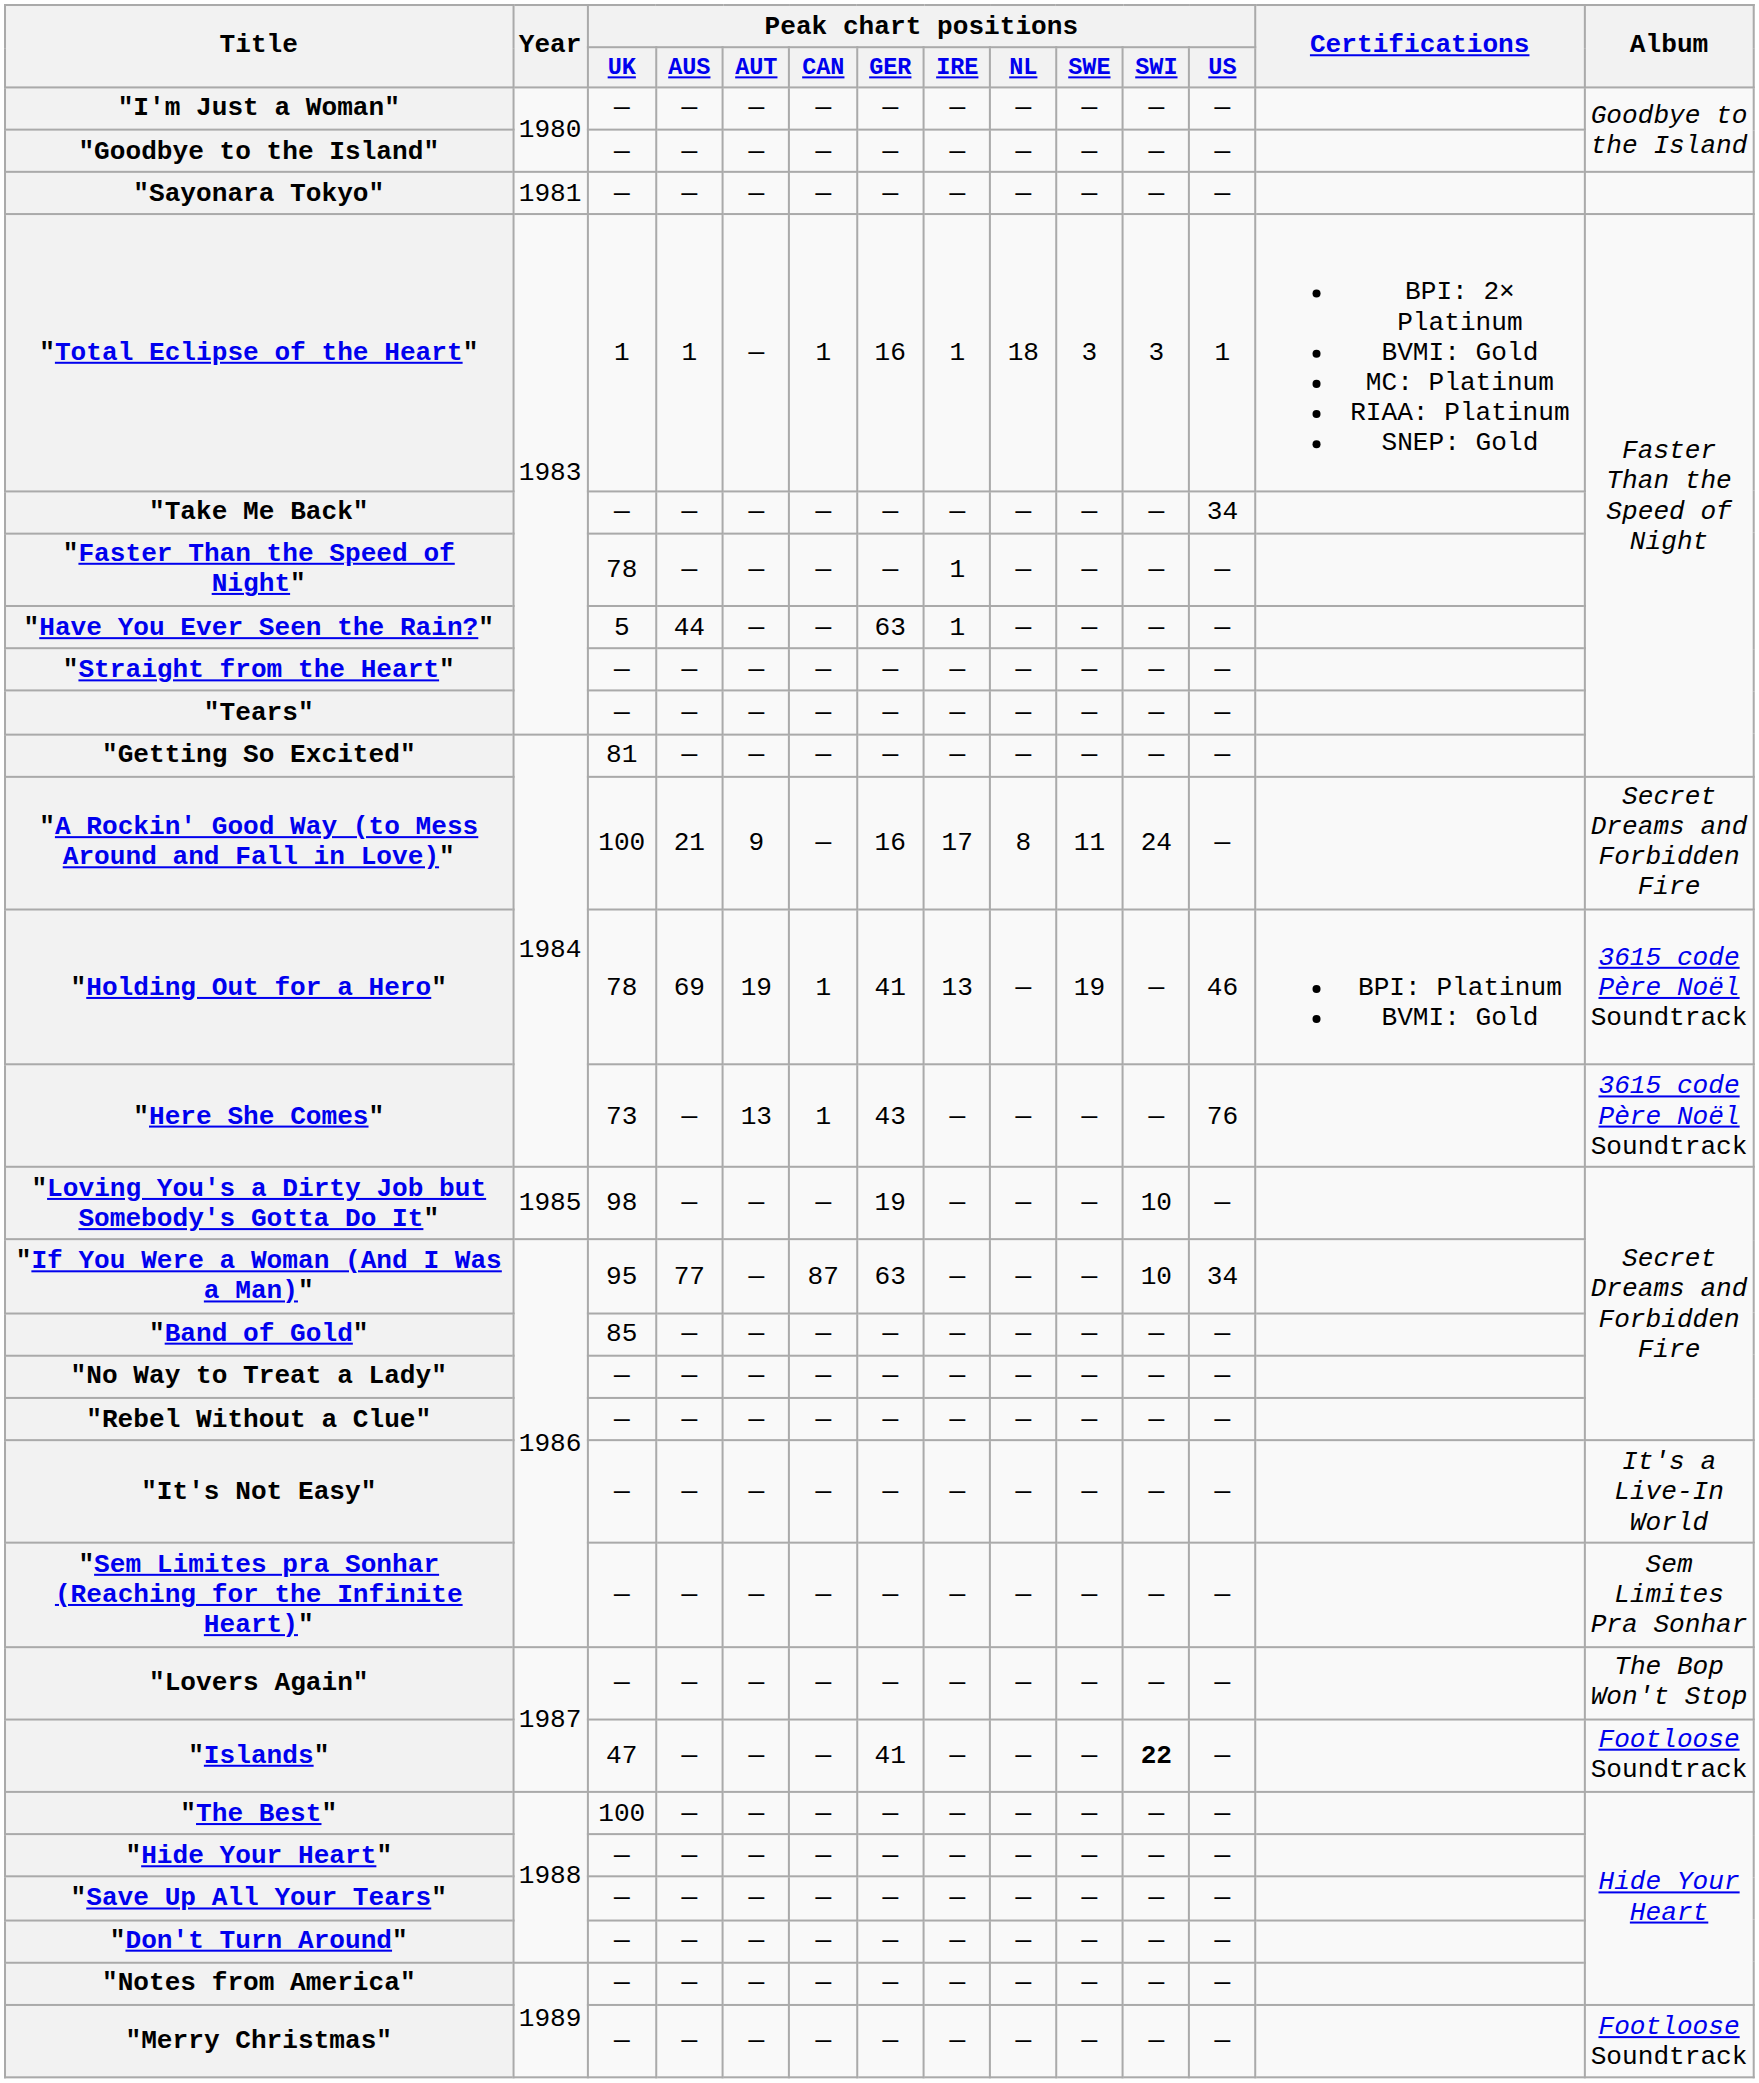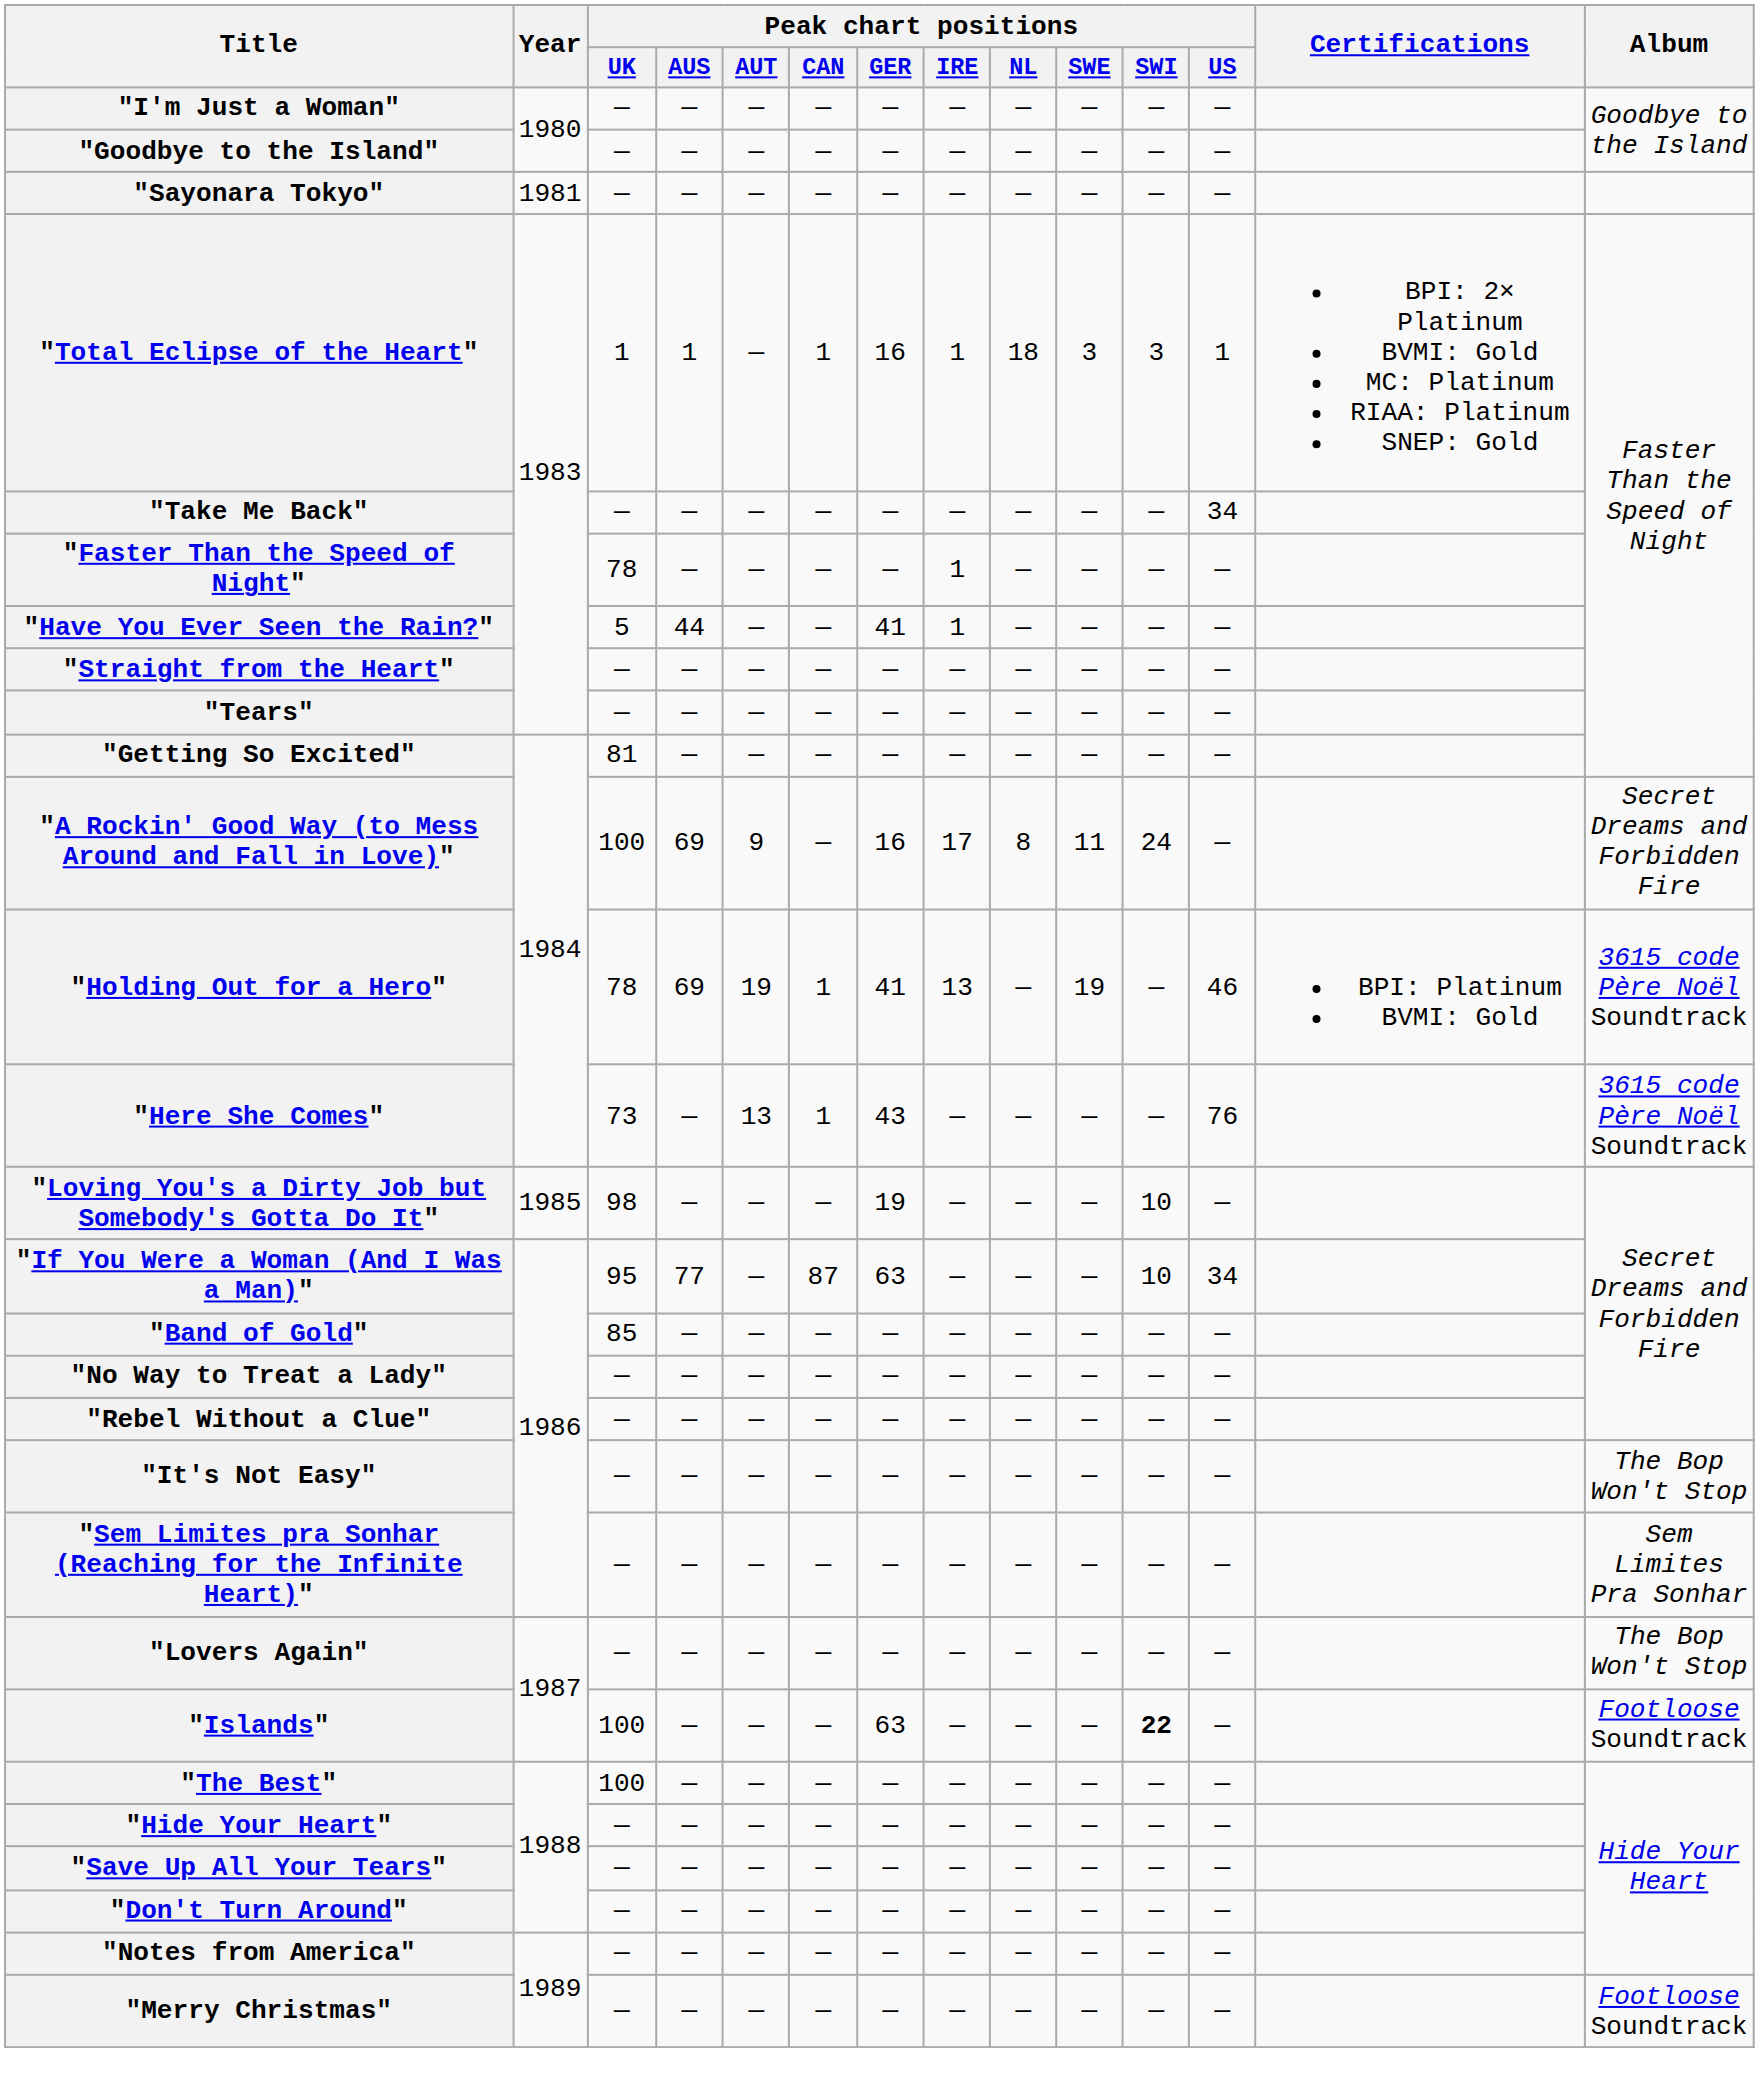(890, 627) 63 -> (890, 627) 41
(689, 843) 21 -> (689, 843) 69
(1669, 1492) It's a Live-In World -> (1669, 1477) The Bop Won't Stop
(622, 1755) 47 -> (622, 1725) 100
(890, 1755) 41 -> (890, 1725) 63
